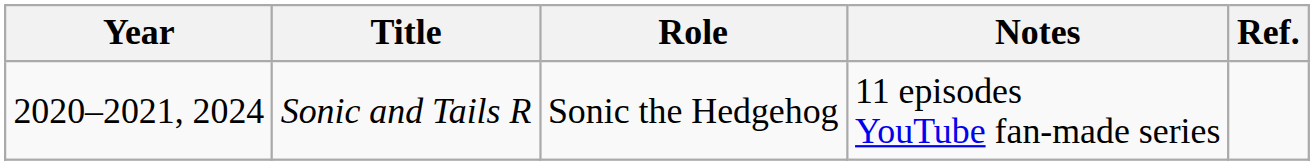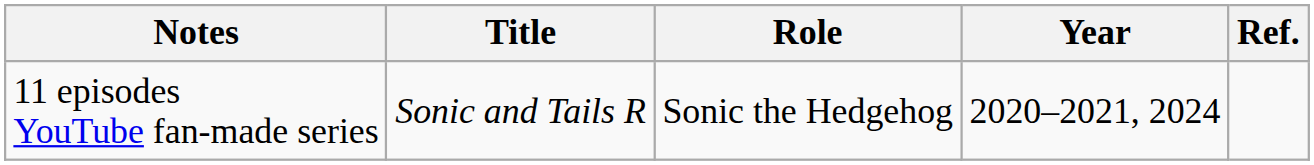columns swapped: (139, 32) <-> (1038, 32)
